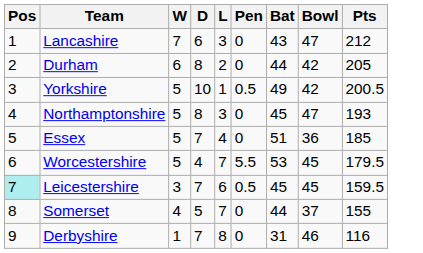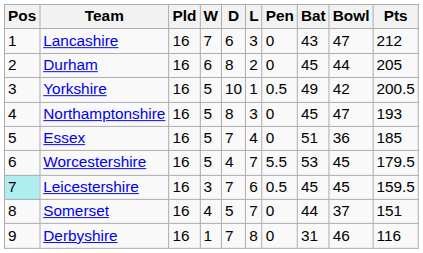+ column: (184, 16)
(278, 65) 44 -> (309, 65) 45
(310, 65) 42 -> (341, 65) 44
(358, 211) 155 -> (389, 211) 151
